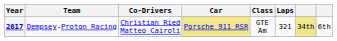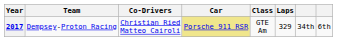(285, 26) 321 -> (285, 26) 329
(306, 26) khaki background -> (306, 26) no background
